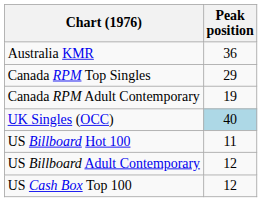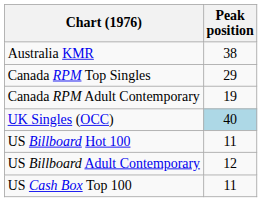(230, 53) 36 -> (230, 53) 38
(230, 185) 12 -> (230, 185) 11
